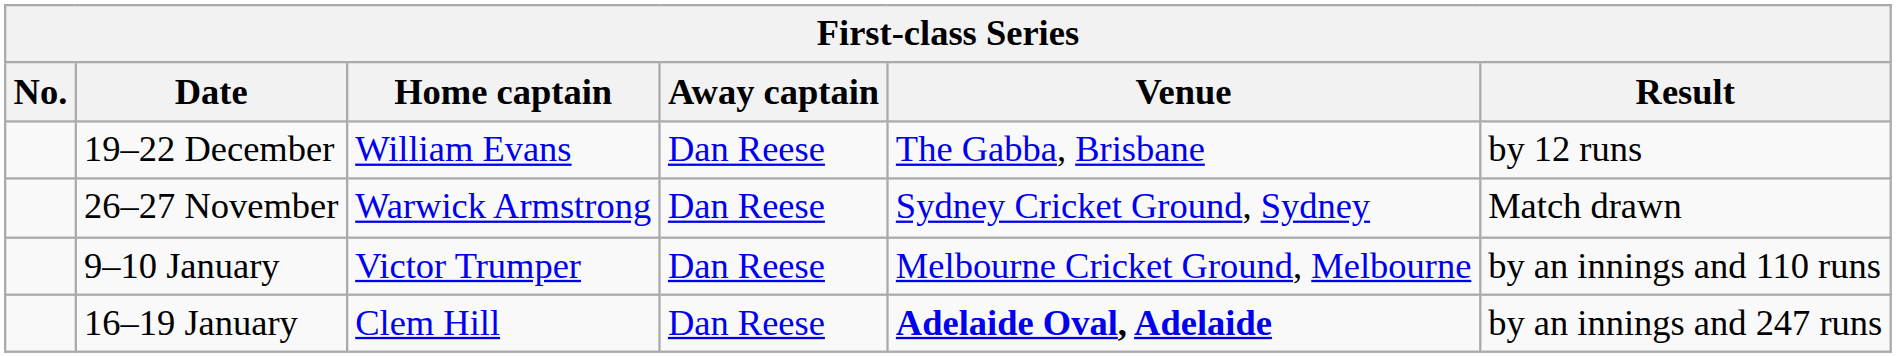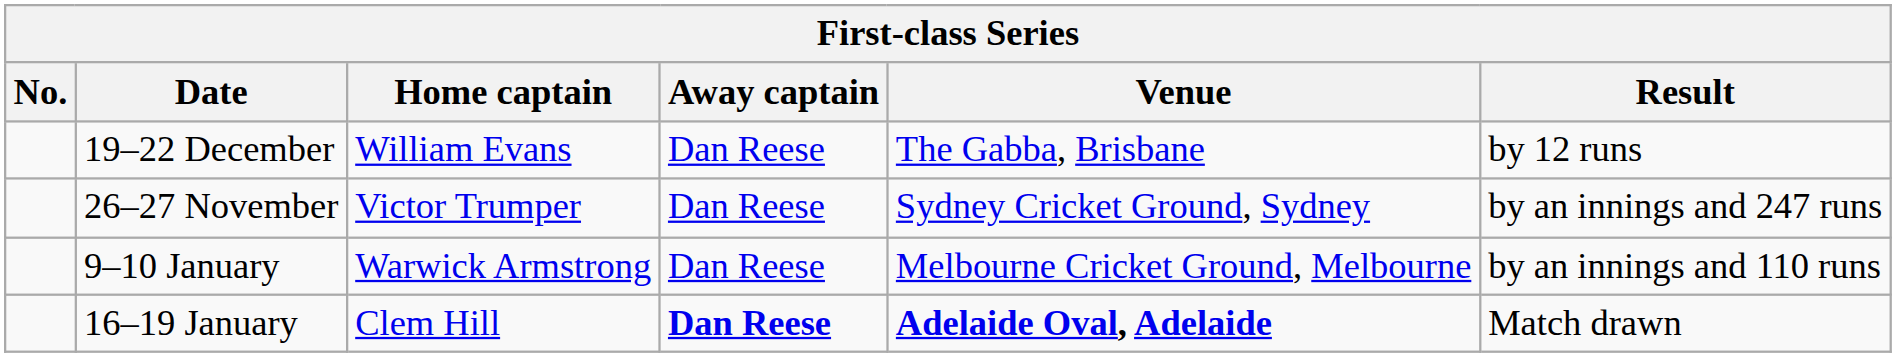(503, 206) Warwick Armstrong -> (468, 206) Victor Trumper
(1585, 206) Match drawn -> (1685, 206) by an innings and 247 runs
(468, 264) Victor Trumper -> (503, 264) Warwick Armstrong
(746, 322) normal -> (750, 322) bold
(1685, 322) by an innings and 247 runs -> (1585, 322) Match drawn
